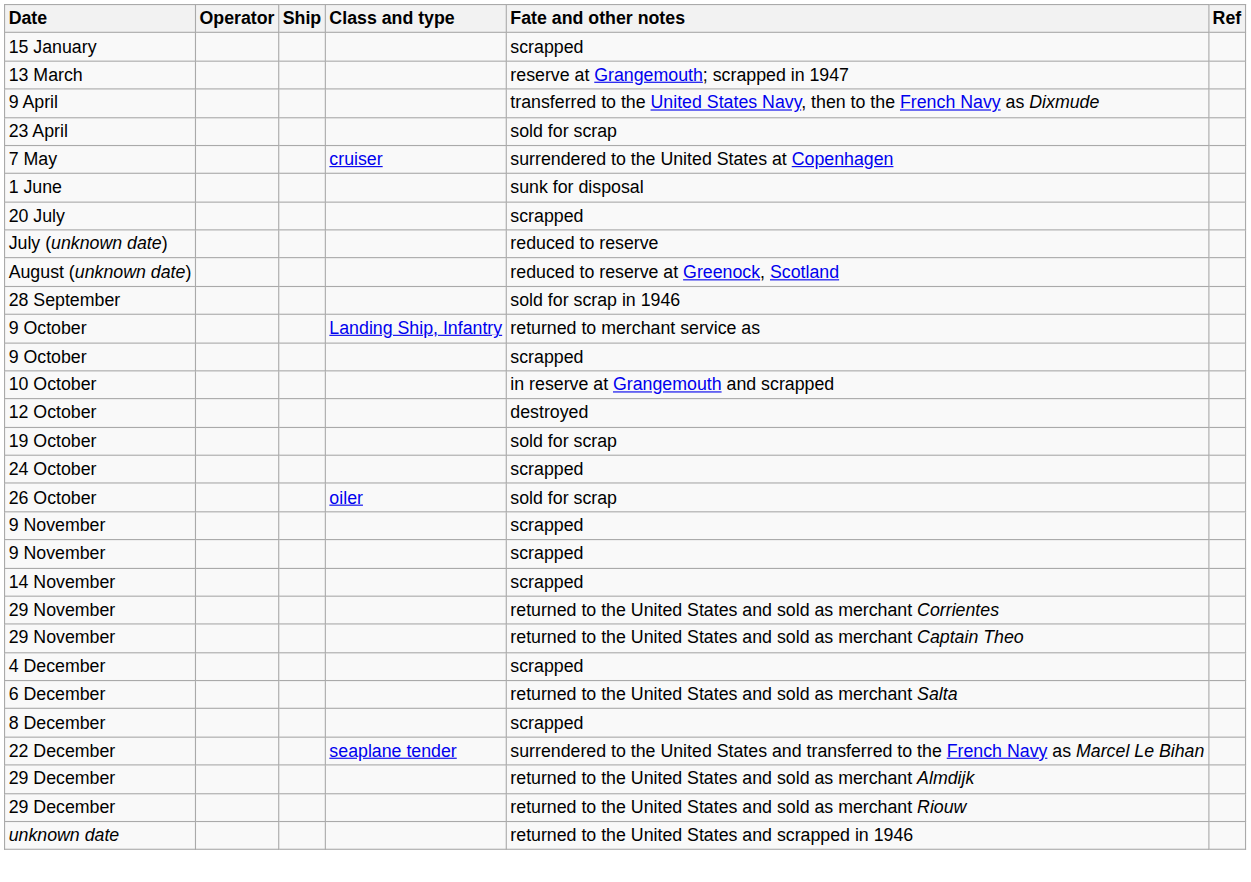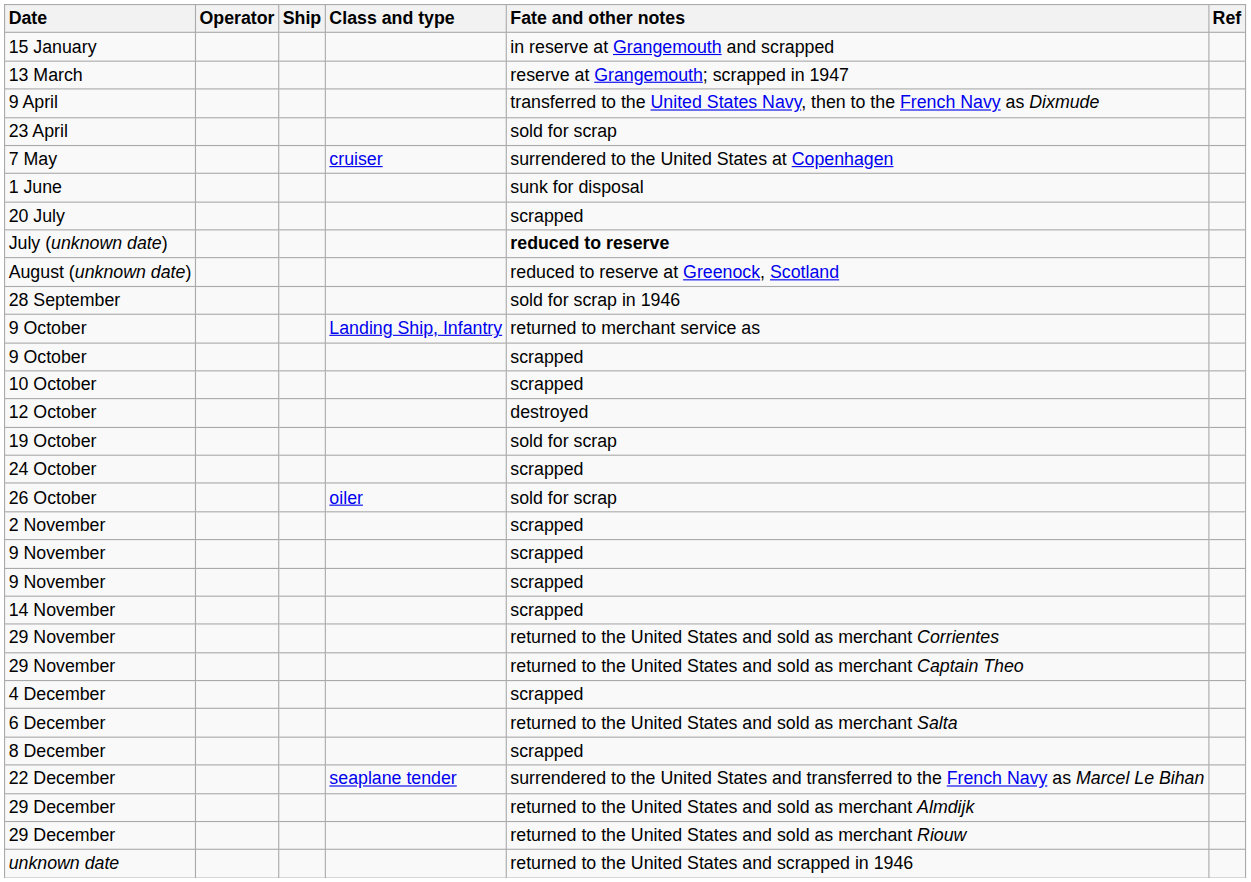(547, 46) scrapped -> (672, 46) in reserve at Grangemouth and scrapped
(584, 243) normal -> (590, 243) bold
(672, 384) in reserve at Grangemouth and scrapped -> (547, 384) scrapped
+ row: (57, 525)
